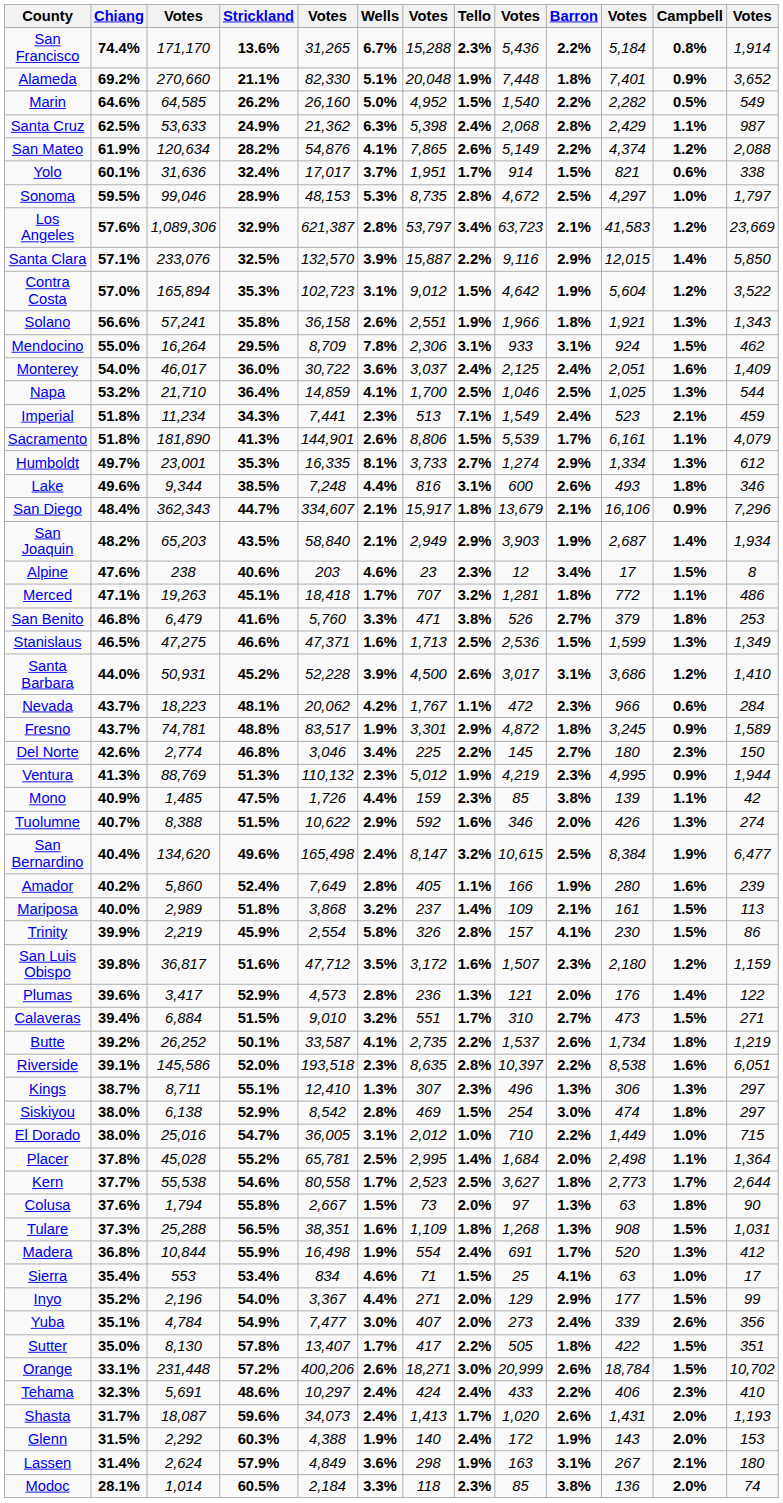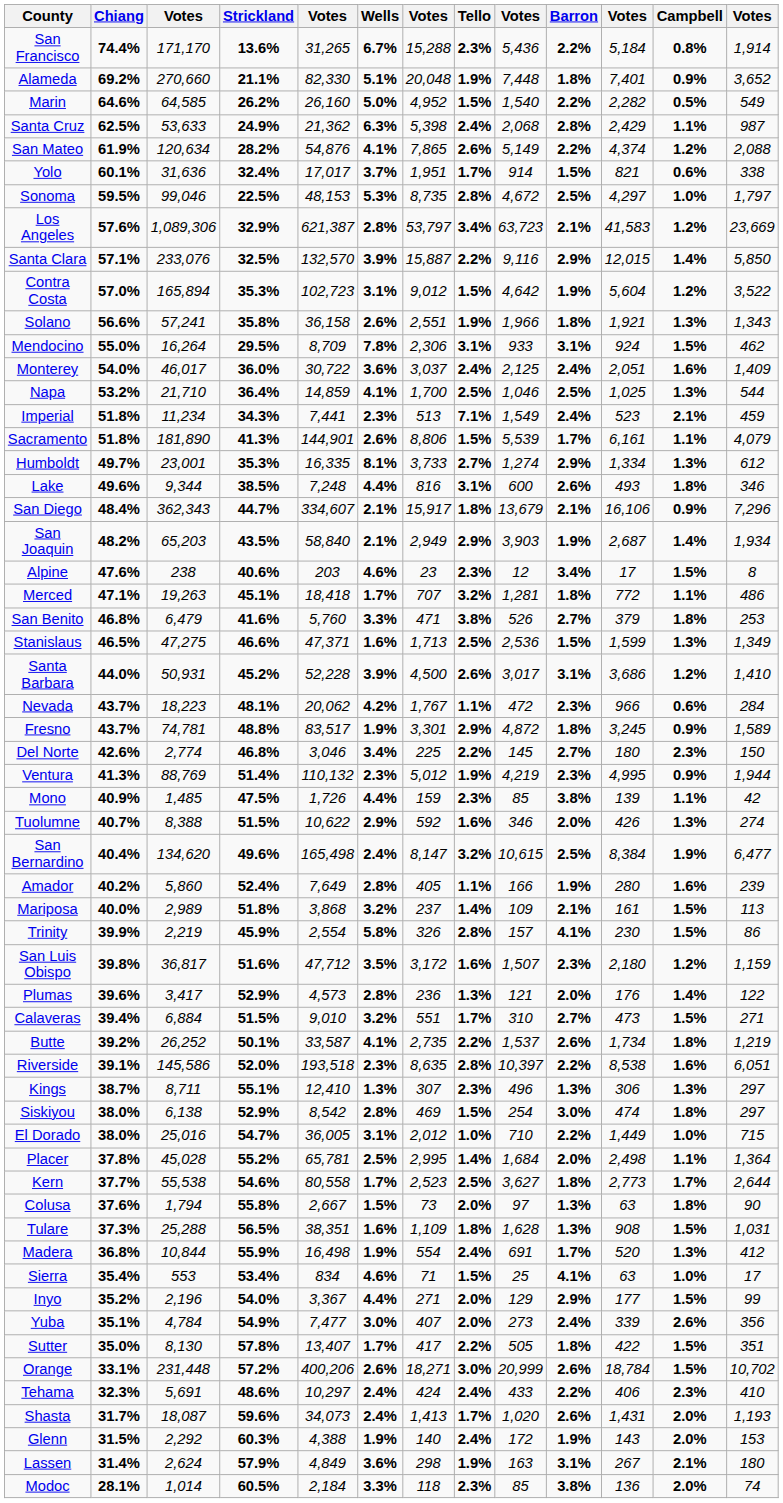(259, 196) 28.9% -> (259, 196) 22.5%
(259, 775) 51.3% -> (259, 775) 51.4%
(521, 1229) 1,268 -> (521, 1229) 1,628
